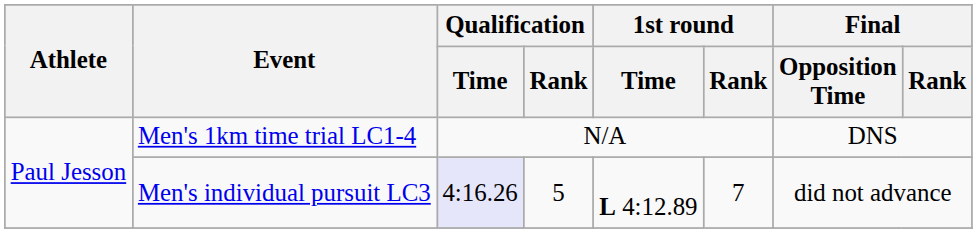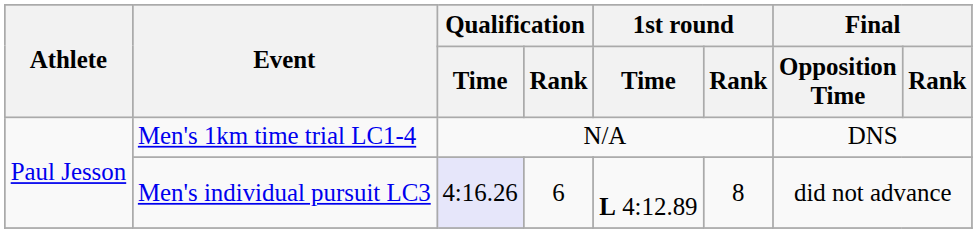(559, 192) 5 -> (559, 192) 6
(738, 192) 7 -> (738, 192) 8
